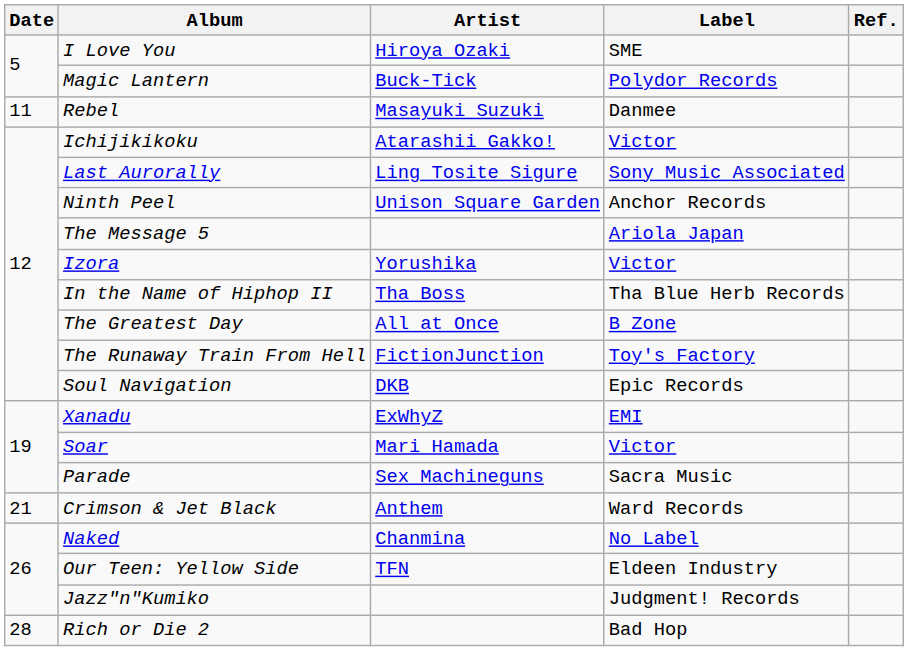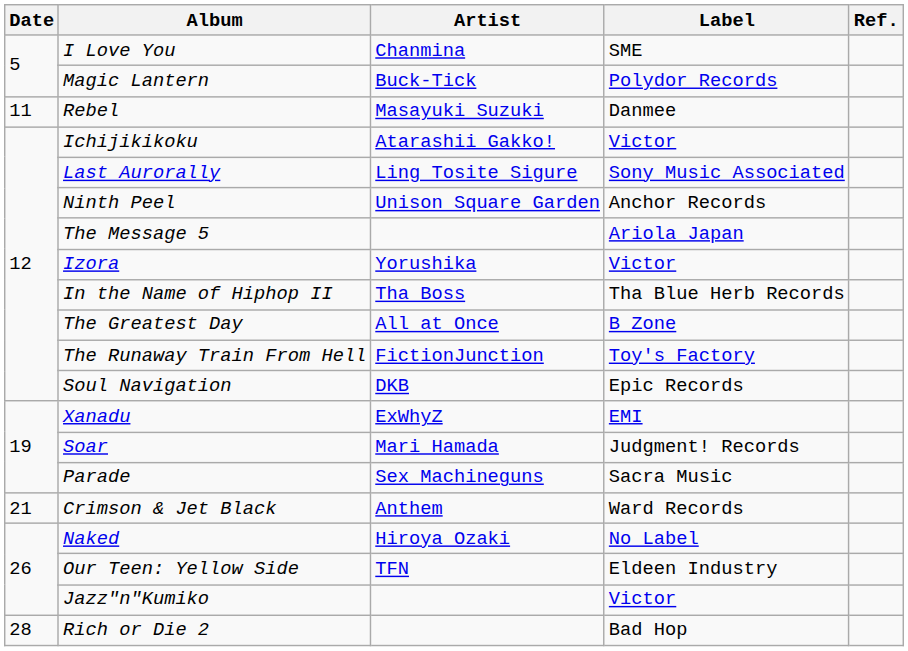(443, 50) Hiroya Ozaki -> (420, 50) Chanmina
(643, 447) Victor -> (704, 447) Judgment! Records
(420, 539) Chanmina -> (443, 539) Hiroya Ozaki
(704, 600) Judgment! Records -> (643, 600) Victor
